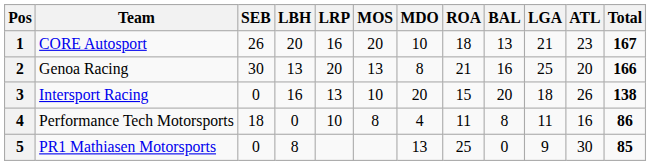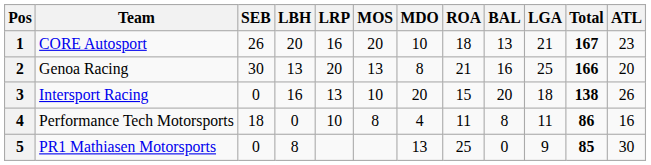columns swapped: (585, 17) <-> (625, 17)
